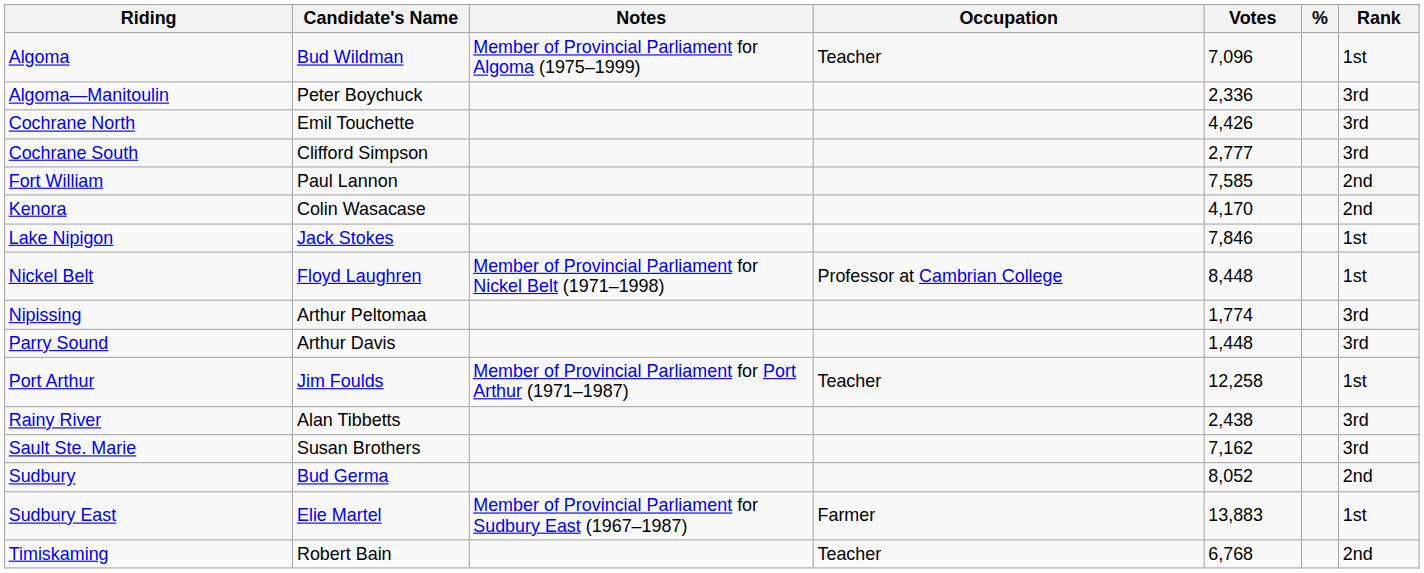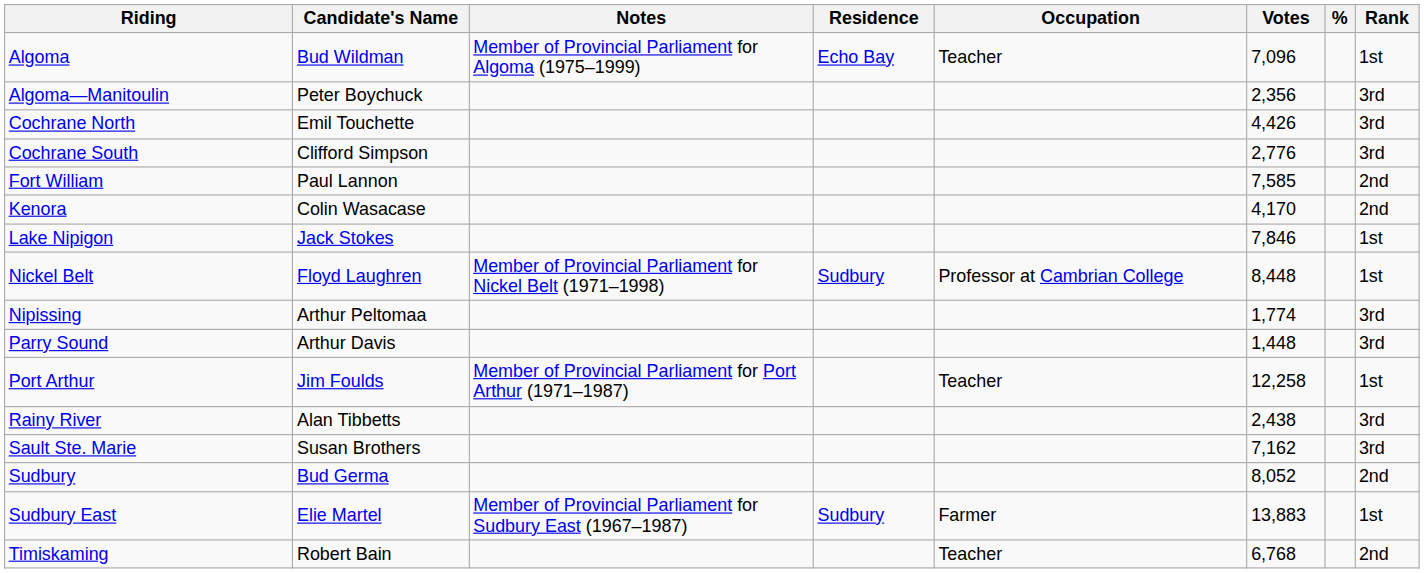+ column: (874, 18)
(1231, 95) 2,336 -> (1274, 95) 2,356
(1231, 152) 2,777 -> (1274, 152) 2,776
